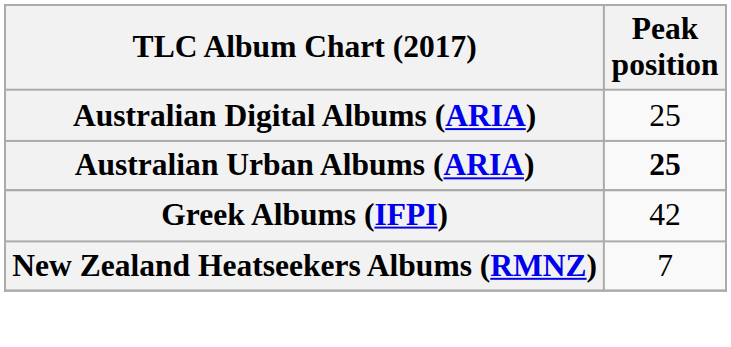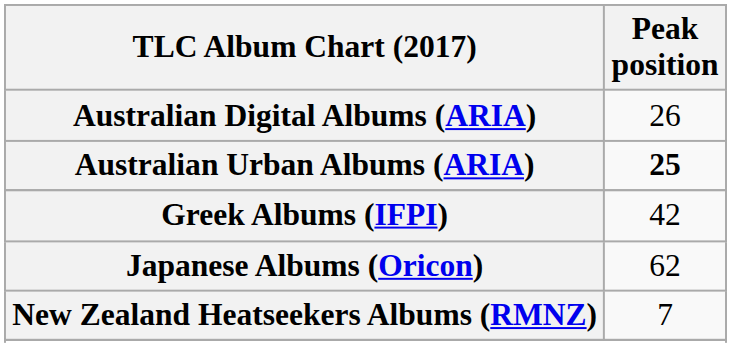(665, 114) 25 -> (665, 114) 26
+ row: (305, 264)
